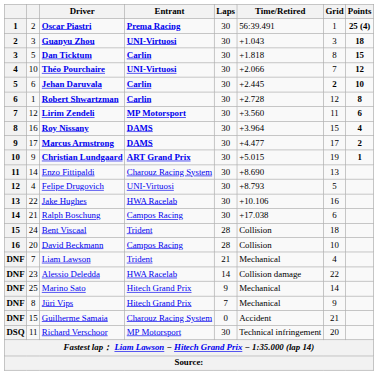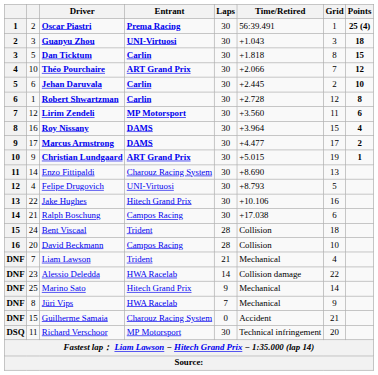(152, 69) UNI-Virtuosi -> (159, 69) ART Grand Prix
(335, 84) bold -> (335, 84) normal
(152, 200) HWA Racelab -> (159, 200) Hitech Grand Prix
(159, 303) Hitech Grand Prix -> (152, 303) HWA Racelab
